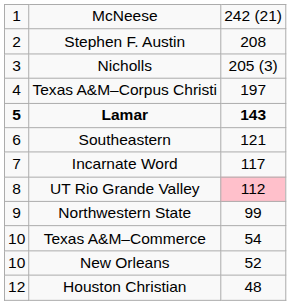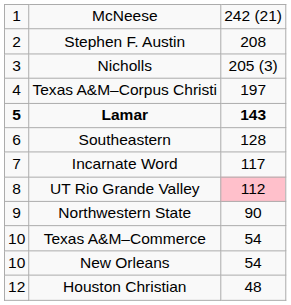(253, 139) 121 -> (253, 139) 128
(253, 213) 99 -> (253, 213) 90
(253, 262) 52 -> (253, 262) 54
